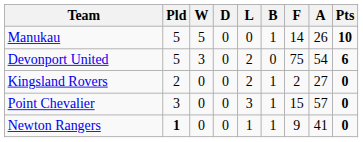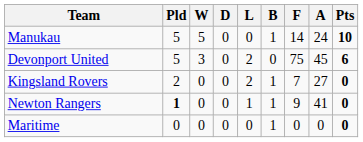(321, 37) 26 -> (321, 37) 24
(321, 59) 54 -> (321, 59) 45
(297, 81) 2 -> (297, 81) 7
- row: (51, 103)
+ row: (34, 125)
